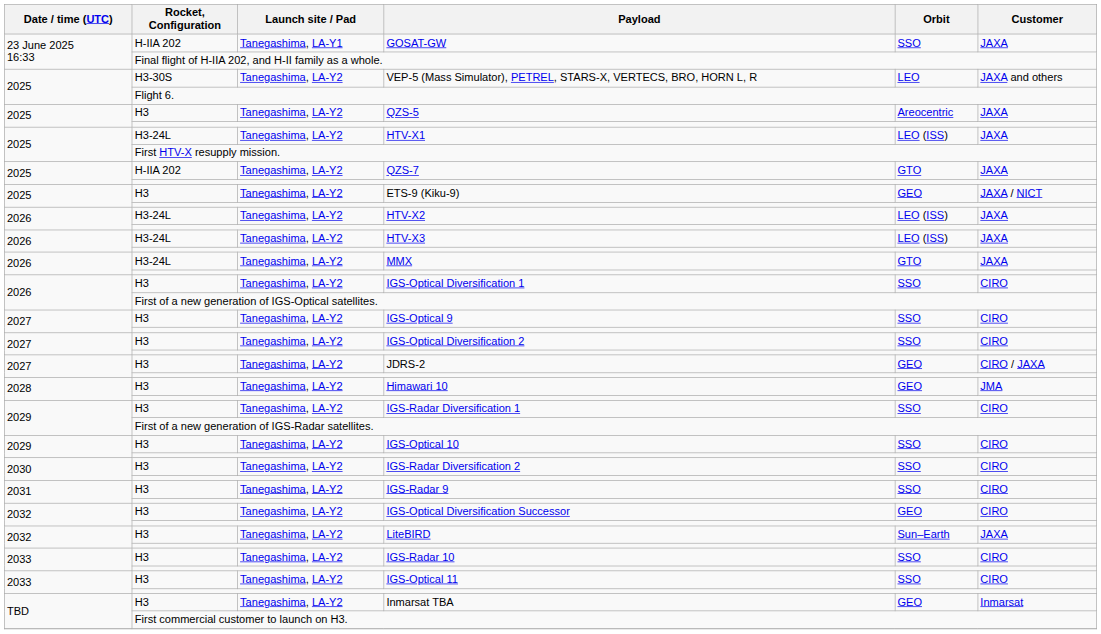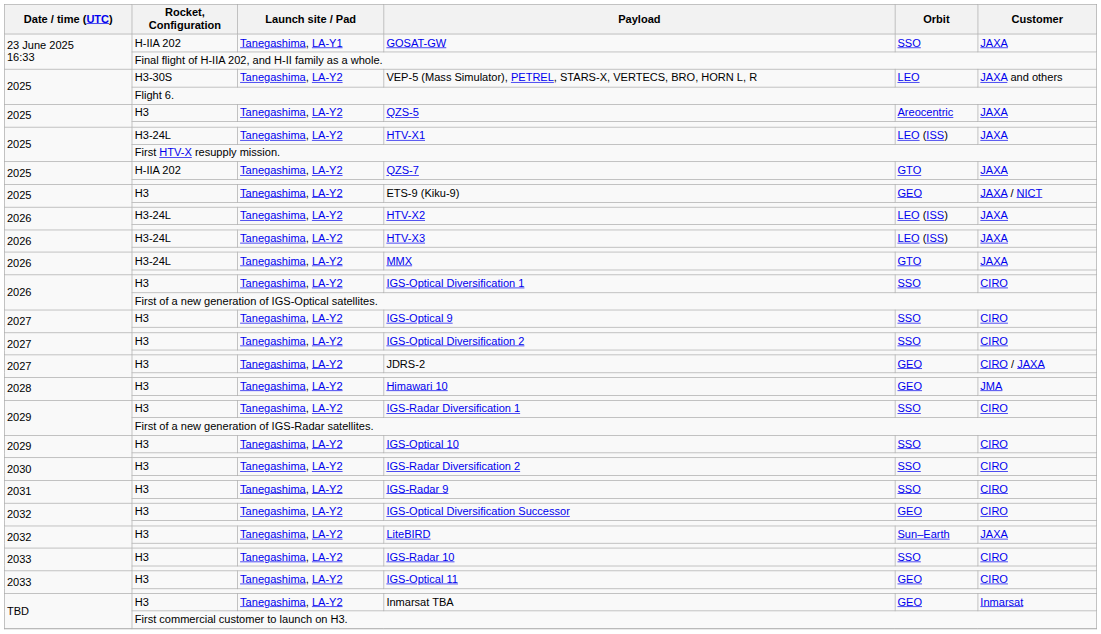(909, 579) SSO -> (910, 579) GEO
